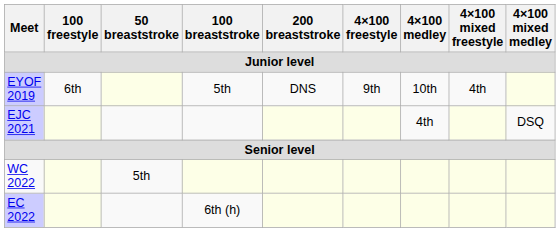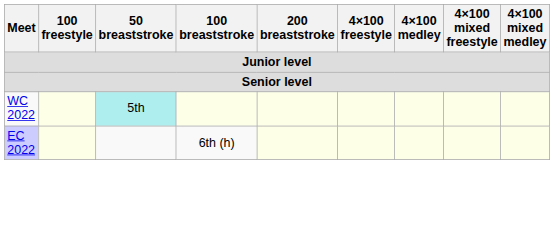- row: (24, 89)
- row: (21, 122)
(142, 176) no background -> (136, 108) paleturquoise background
